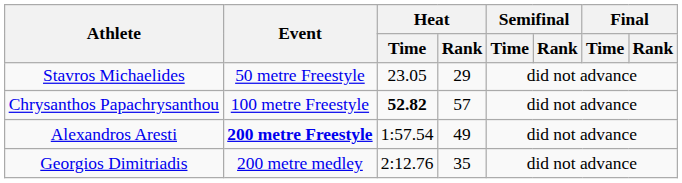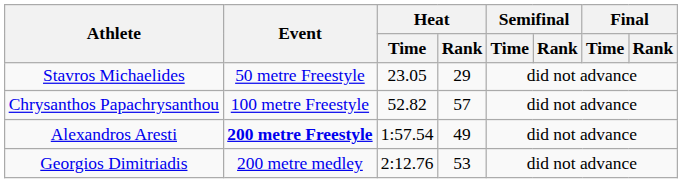(407, 105) bold -> (407, 105) normal
(462, 162) 35 -> (462, 162) 53
